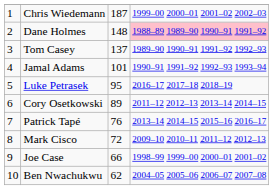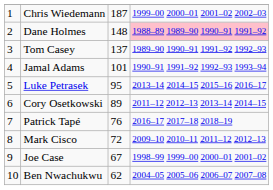(182, 85) 2016–17 2017–18 2018–19 -> (199, 85) 2013–14 2014–15 2015–16 2016–17
(199, 121) 2013–14 2014–15 2015–16 2016–17 -> (182, 121) 2016–17 2017–18 2018–19
(116, 157) 66 -> (116, 157) 67
